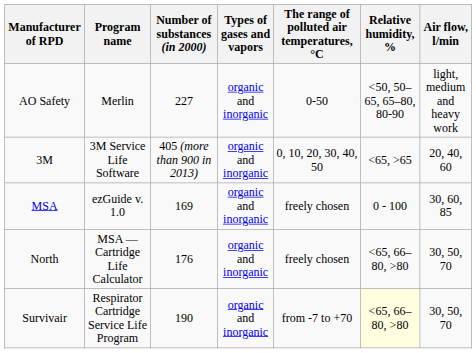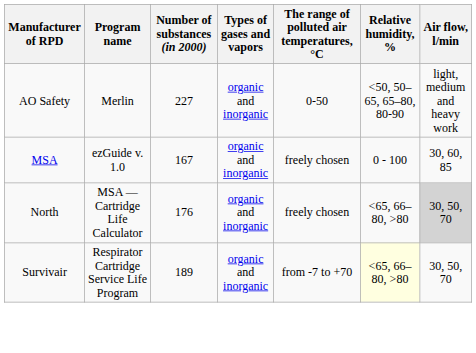- row: (45, 160)
(184, 206) 169 -> (184, 160) 167
(446, 258) no background -> (446, 212) lightgrey background
(184, 318) 190 -> (184, 272) 189
